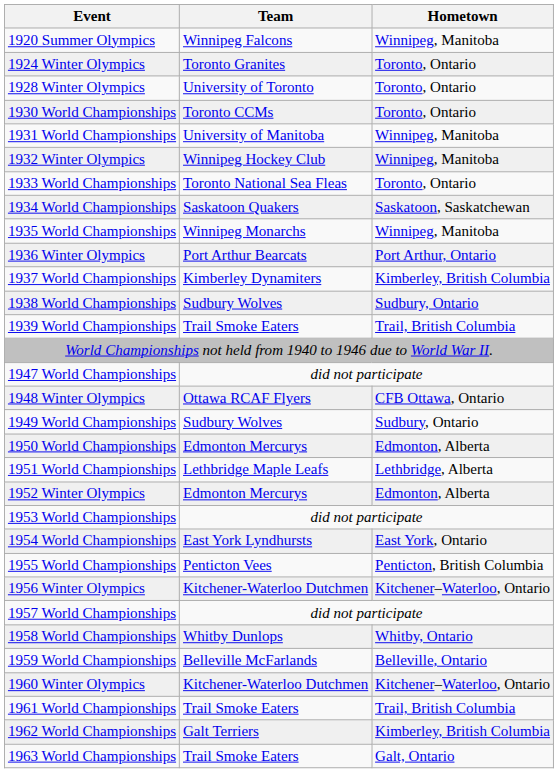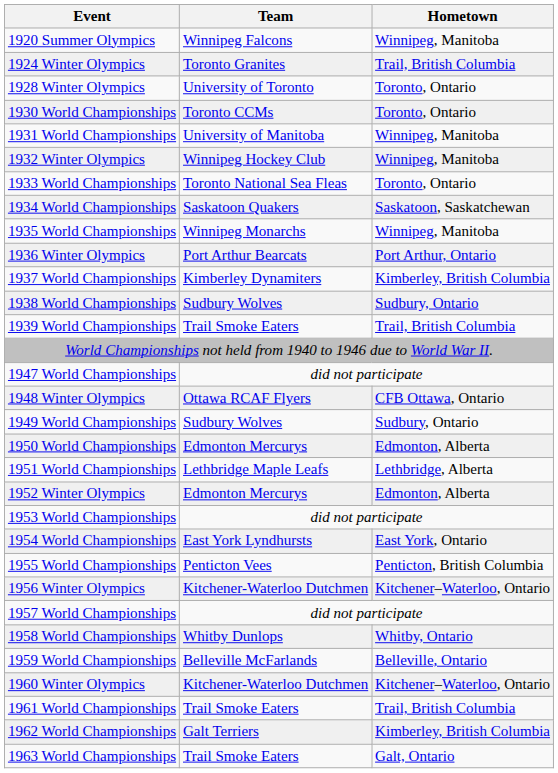(426, 64) Toronto, Ontario -> (445, 64) Trail, British Columbia
